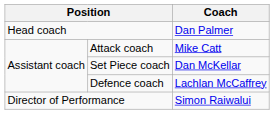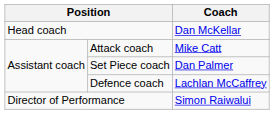(204, 30) Dan Palmer -> (208, 30) Dan McKellar
(208, 65) Dan McKellar -> (204, 65) Dan Palmer
